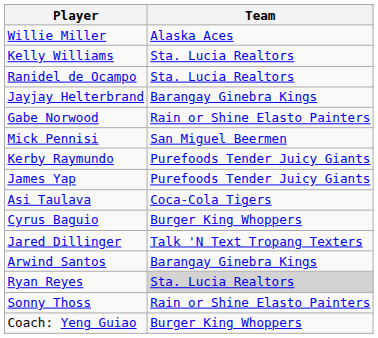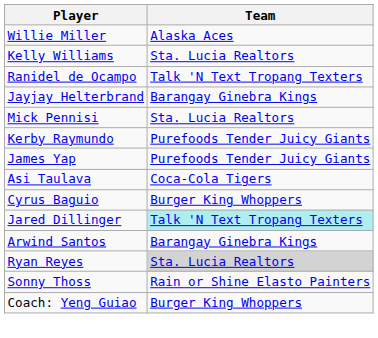(222, 76) Sta. Lucia Realtors -> (256, 76) Talk 'N Text Tropang Texters
- row: (53, 118)
(218, 138) San Miguel Beermen -> (222, 118) Sta. Lucia Realtors
(256, 241) no background -> (256, 220) paleturquoise background
